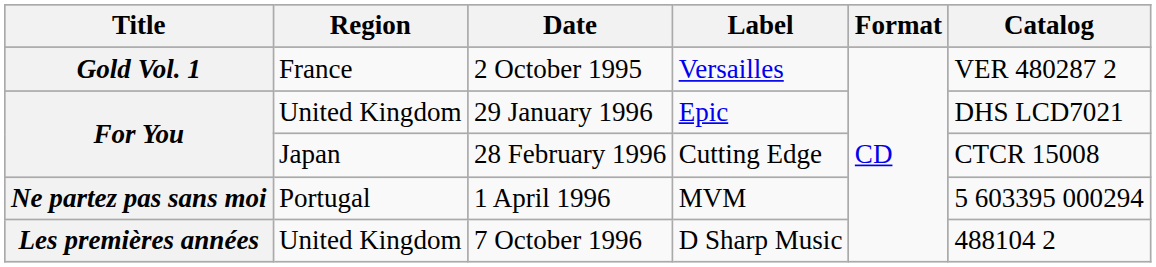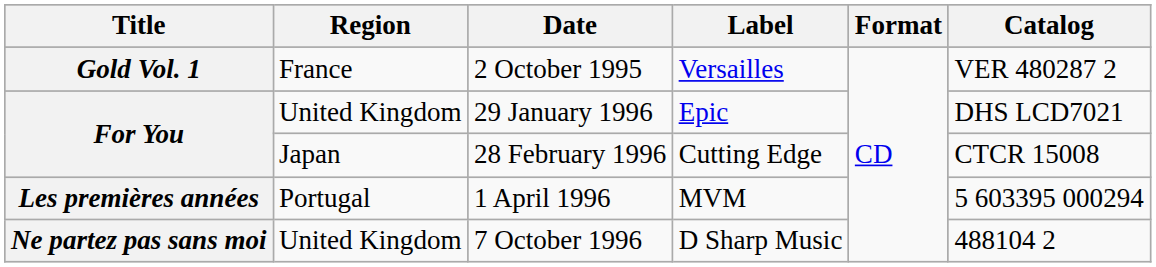(139, 197) Ne partez pas sans moi -> (139, 197) Les premières années
(139, 240) Les premières années -> (139, 240) Ne partez pas sans moi
